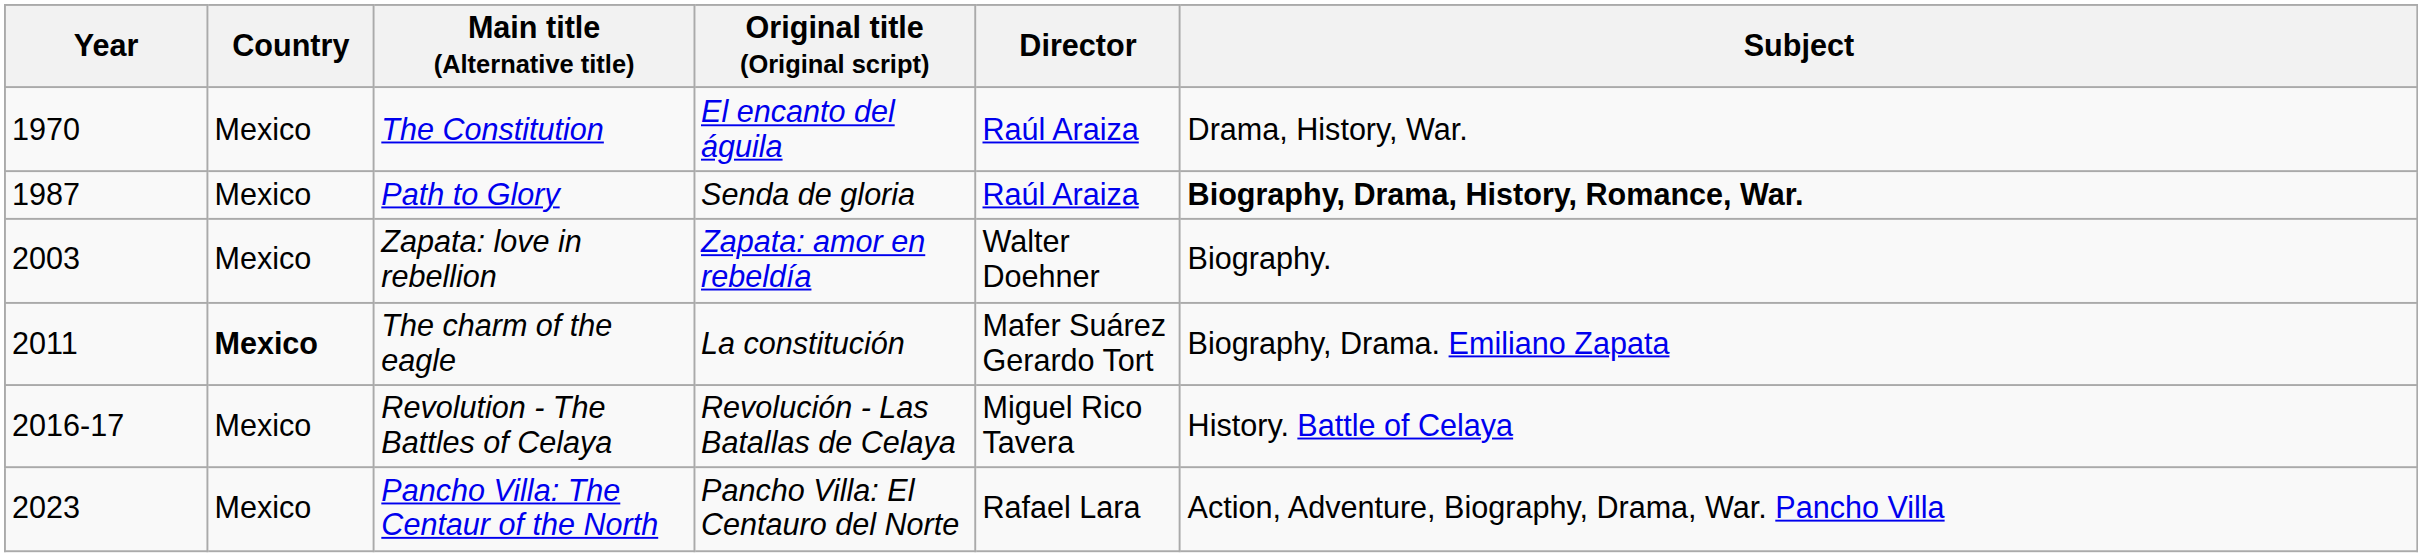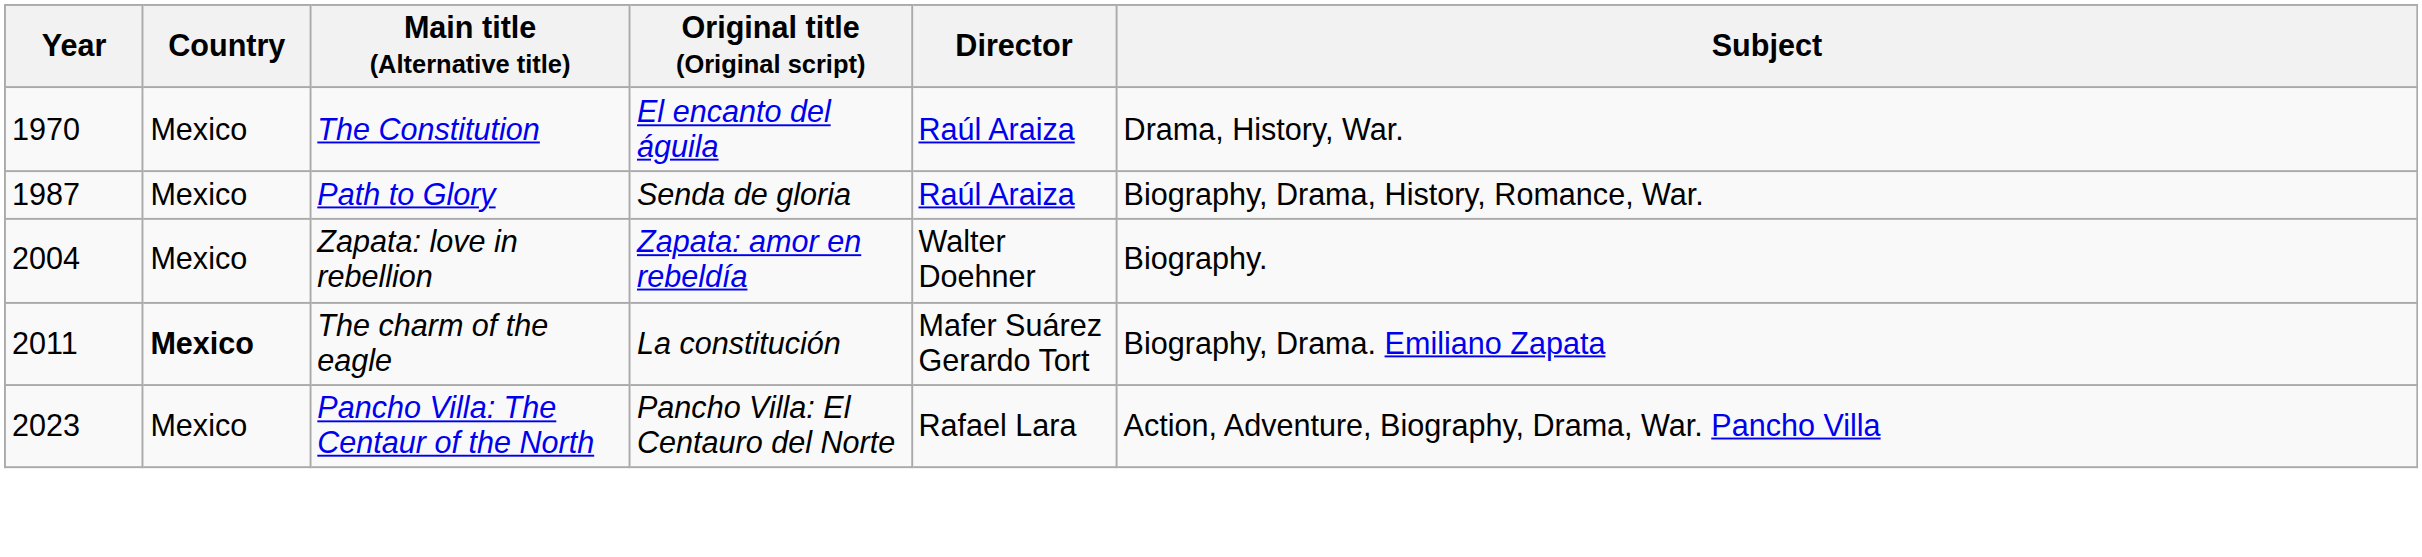(1496, 194) bold -> (1414, 194) normal
(46, 260) 2003 -> (46, 260) 2004
- row: (497, 425)
